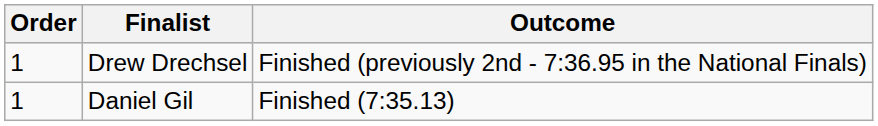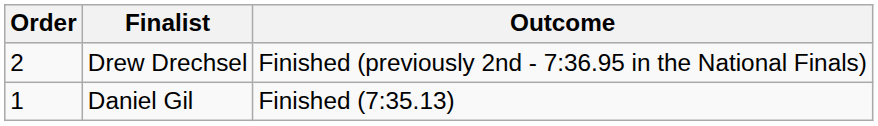(17, 62) 1 -> (17, 62) 2
